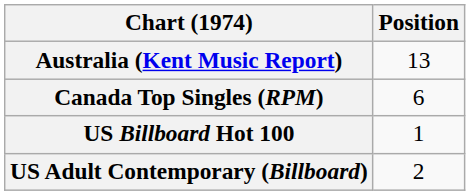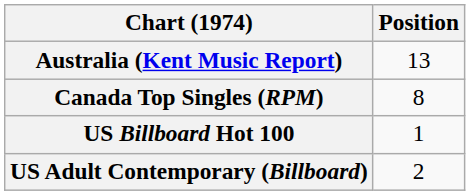(419, 97) 6 -> (419, 97) 8
